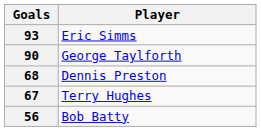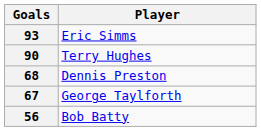(122, 55) George Taylforth -> (106, 55) Terry Hughes
(106, 96) Terry Hughes -> (122, 96) George Taylforth
